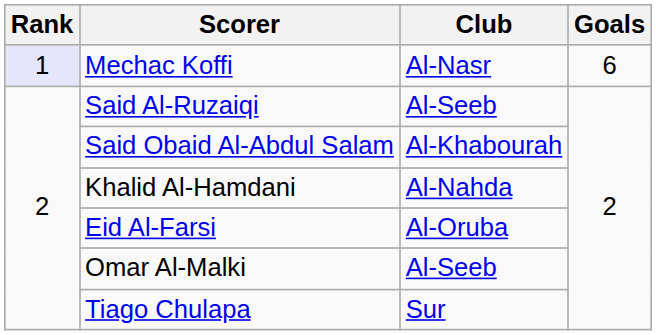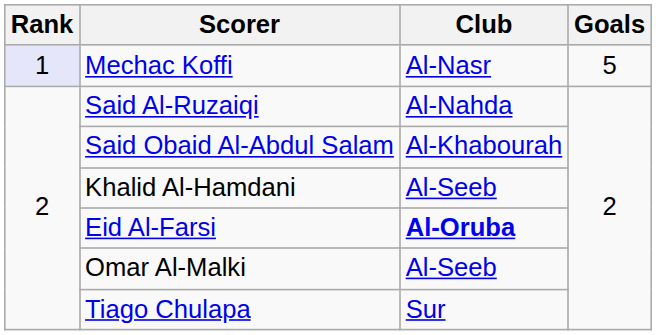(610, 65) 6 -> (610, 65) 5
(451, 106) Al-Seeb -> (459, 106) Al-Nahda
(459, 187) Al-Nahda -> (451, 187) Al-Seeb
(457, 227) normal -> (460, 227) bold
